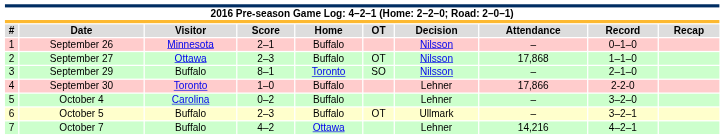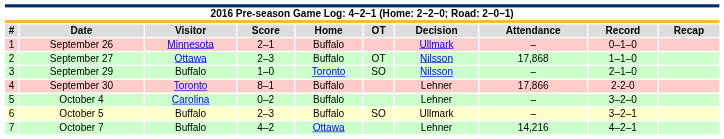(437, 44) Nilsson -> (437, 44) Ullmark
(266, 72) 8–1 -> (266, 72) 1–0
(266, 86) 1–0 -> (266, 86) 8–1
(379, 114) OT -> (379, 114) SO
